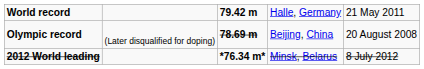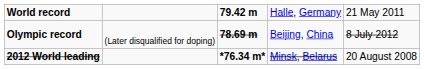(381, 34) 20 August 2008 -> (372, 34) 8 July 2012
(372, 56) 8 July 2012 -> (381, 56) 20 August 2008
